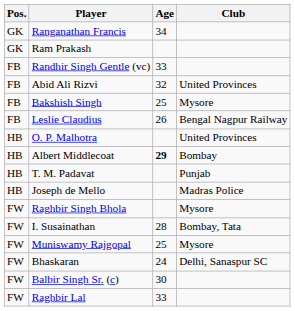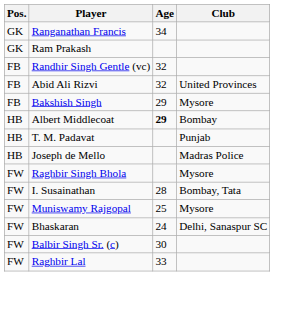(161, 66) 33 -> (161, 66) 32
(161, 102) 25 -> (161, 102) 29
- row: (67, 119)
- row: (64, 137)
